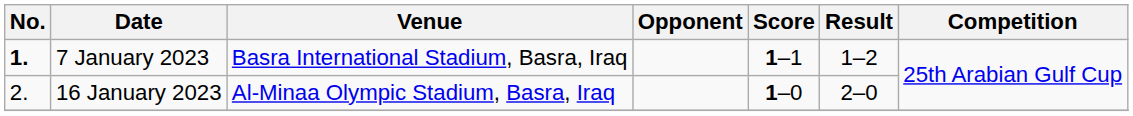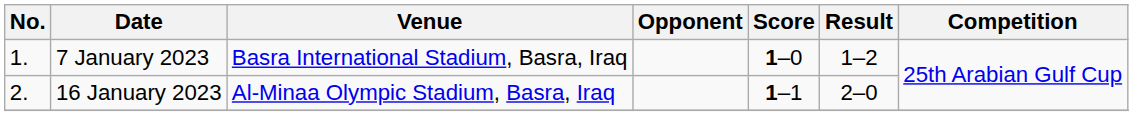(19, 57) bold -> (19, 57) normal
(784, 57) 1–1 -> (784, 57) 1–0
(784, 92) 1–0 -> (784, 92) 1–1
